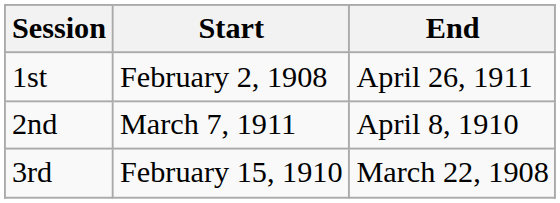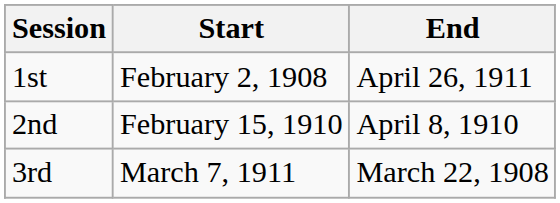(208, 124) March 7, 1911 -> (231, 124) February 15, 1910
(231, 172) February 15, 1910 -> (208, 172) March 7, 1911
